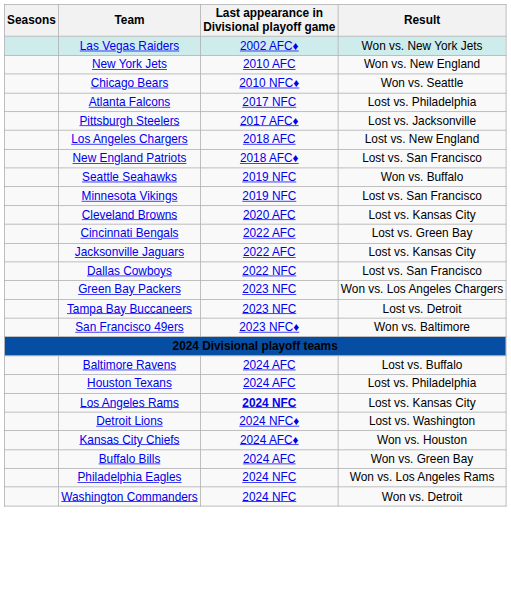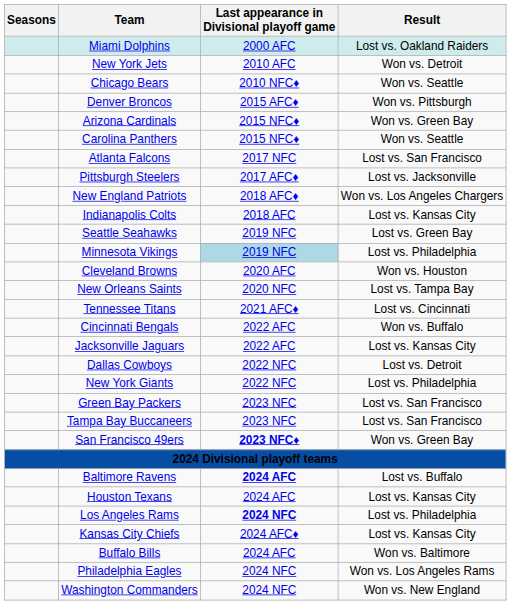+ row: (129, 45)
- row: (129, 45)
(422, 64) Won vs. New England -> (422, 64) Won vs. Detroit
+ row: (129, 102)
+ row: (129, 121)
+ row: (129, 139)
(422, 102) Lost vs. Philadelphia -> (422, 158) Lost vs. San Francisco
- row: (129, 139)
(422, 158) Lost vs. San Francisco -> (422, 196) Won vs. Los Angeles Chargers
+ row: (129, 214)
(422, 177) Won vs. Buffalo -> (422, 233) Lost vs. Green Bay
(269, 196) no background -> (269, 252) lightblue background
(422, 196) Lost vs. San Francisco -> (422, 252) Lost vs. Philadelphia
(422, 214) Lost vs. Kansas City -> (422, 271) Won vs. Houston
+ row: (129, 290)
+ row: (129, 308)
(422, 233) Lost vs. Green Bay -> (422, 327) Won vs. Buffalo
(422, 271) Lost vs. San Francisco -> (422, 365) Lost vs. Detroit
+ row: (129, 383)
(422, 290) Won vs. Los Angeles Chargers -> (422, 402) Lost vs. San Francisco
(422, 308) Lost vs. Detroit -> (422, 421) Lost vs. San Francisco
(269, 327) normal -> (269, 440) bold
(422, 327) Won vs. Baltimore -> (422, 440) Won vs. Green Bay
(269, 365) normal -> (269, 477) bold
(422, 383) Lost vs. Philadelphia -> (422, 496) Lost vs. Kansas City
(422, 402) Lost vs. Kansas City -> (422, 515) Lost vs. Philadelphia
- row: (129, 421)
(422, 440) Won vs. Houston -> (422, 534) Lost vs. Kansas City
(422, 459) Won vs. Green Bay -> (422, 552) Won vs. Baltimore
(422, 496) Won vs. Detroit -> (422, 590) Won vs. New England
